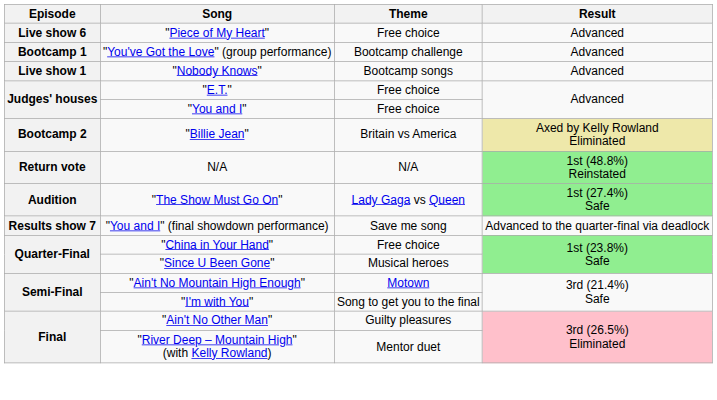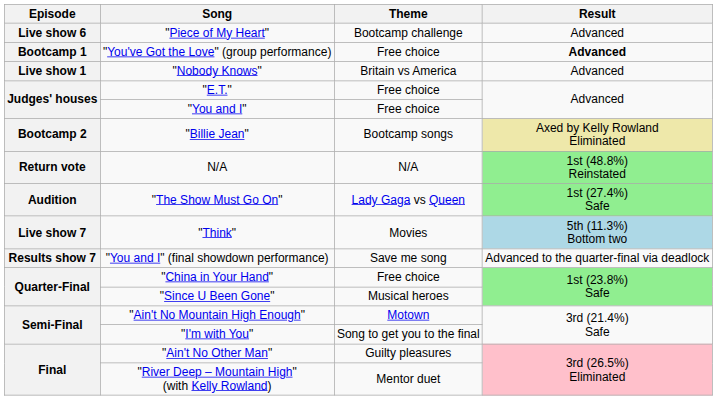(408, 33) Free choice -> (408, 33) Bootcamp challenge
(408, 52) Bootcamp challenge -> (408, 52) Free choice
(597, 52) normal -> (597, 52) bold
(408, 71) Bootcamp songs -> (408, 71) Britain vs America
(408, 134) Britain vs America -> (408, 134) Bootcamp songs
+ row: (217, 232)
